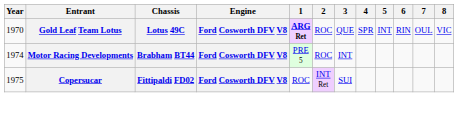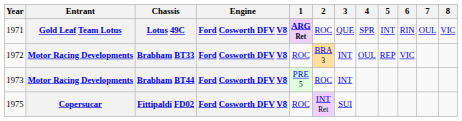(15, 31) 1970 -> (15, 31) 1971
+ row: (166, 55)
(15, 55) 1974 -> (15, 80) 1973
